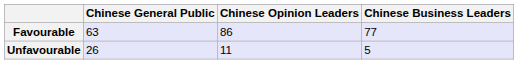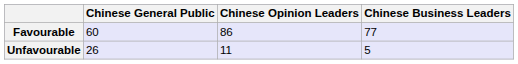(92, 31) 63 -> (92, 31) 60
